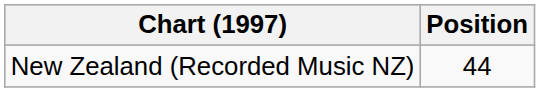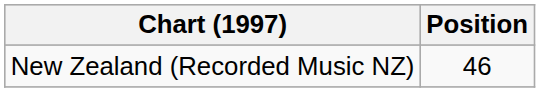(477, 65) 44 -> (477, 65) 46
